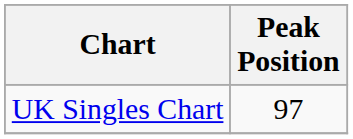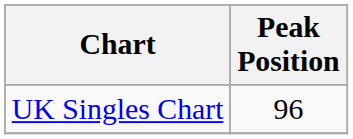(288, 108) 97 -> (288, 108) 96
